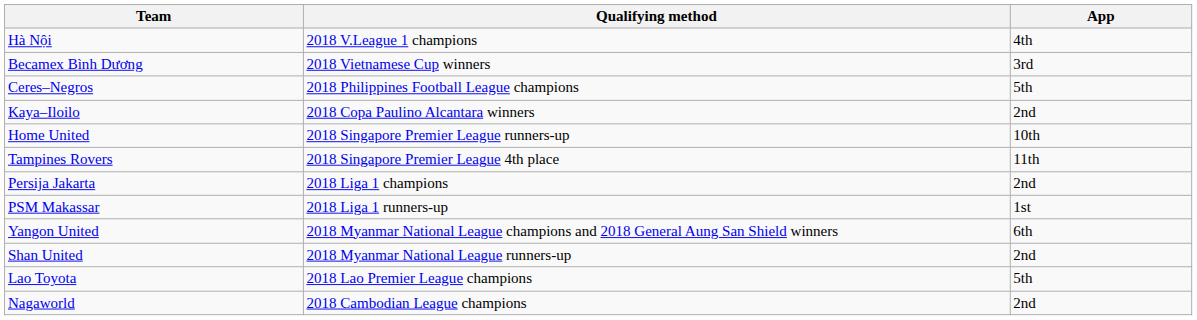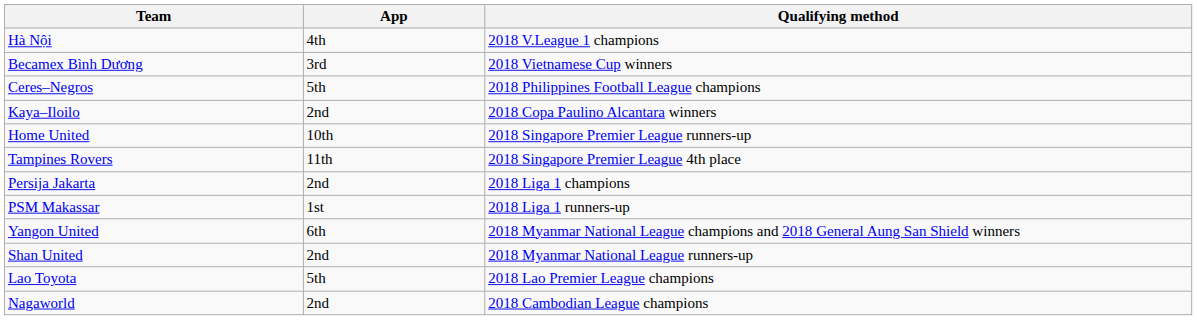columns swapped: (656, 16) <-> (1101, 16)
